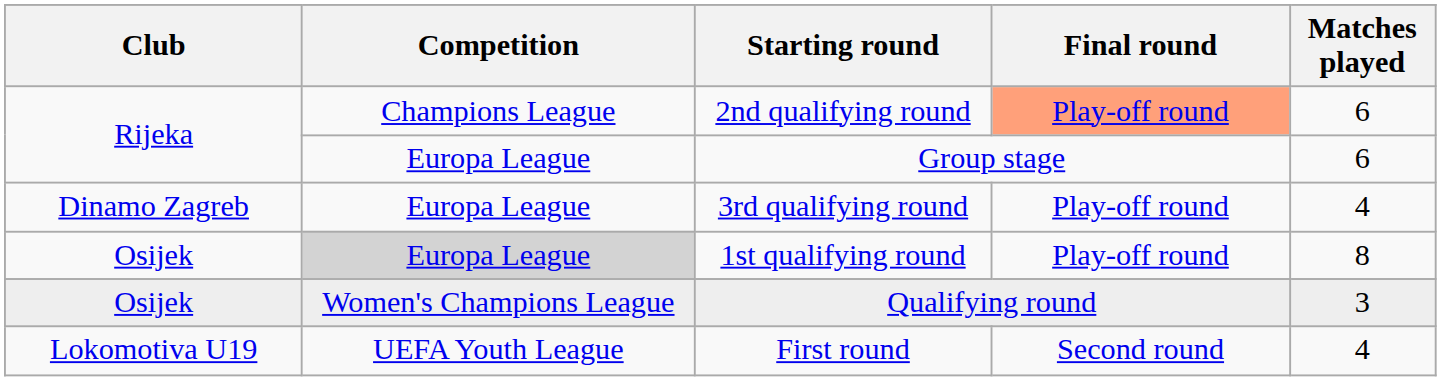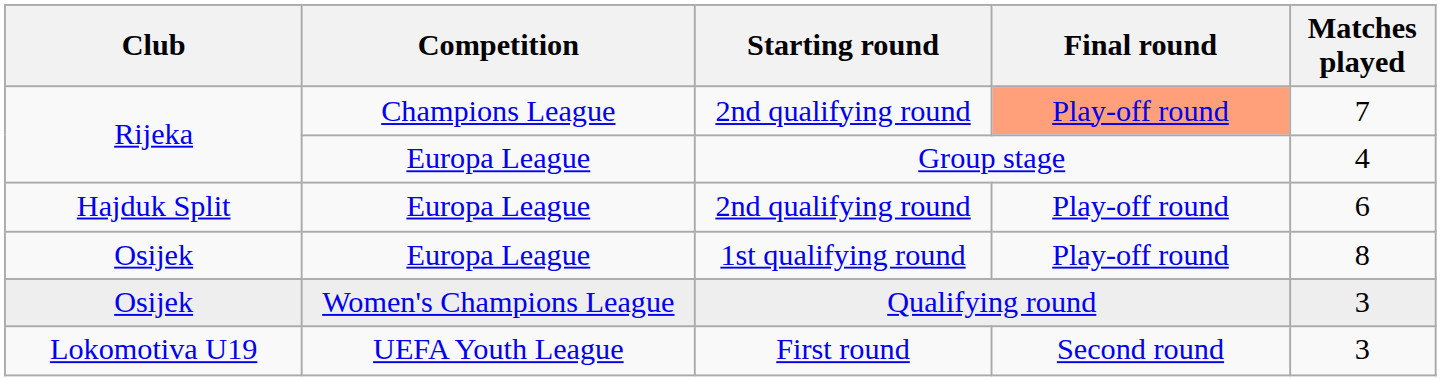(1362, 110) 6 -> (1362, 110) 7
(1362, 158) 6 -> (1362, 158) 4
- row: (154, 206)
+ row: (154, 206)
(498, 254) lightgrey background -> (498, 254) no background
(1362, 350) 4 -> (1362, 350) 3
